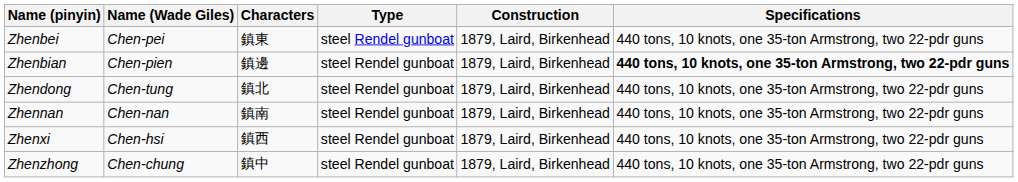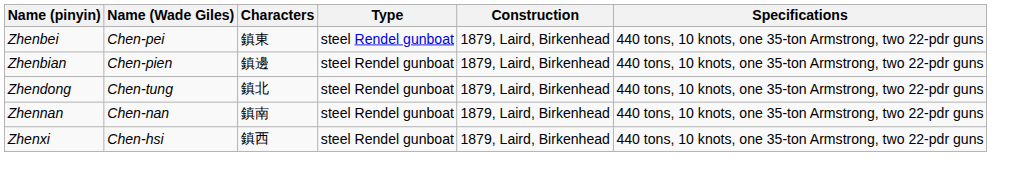(813, 64) bold -> (800, 64) normal
- row: (43, 164)
